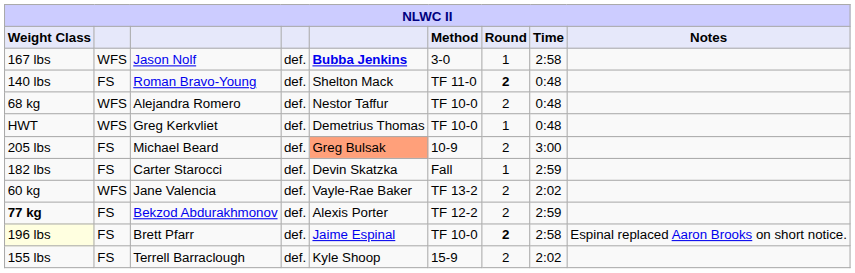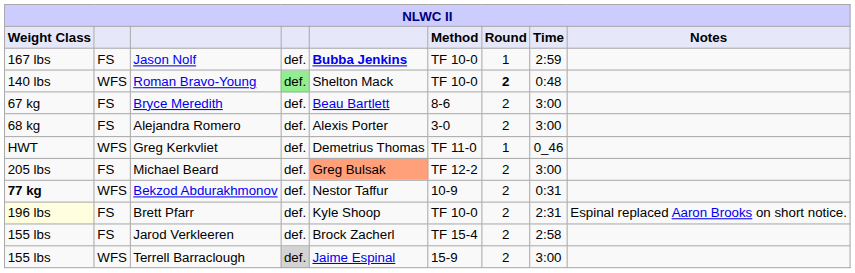(112, 59) WFS -> (106, 59) FS
(441, 59) 3-0 -> (454, 59) TF 10-0
(549, 59) 2:58 -> (549, 59) 2:59
(106, 81) FS -> (112, 81) WFS
(295, 81) no background -> (295, 81) lightgreen background
(454, 81) TF 11-0 -> (454, 81) TF 10-0
+ row: (178, 103)
(112, 103) WFS -> (106, 125) FS
(350, 103) Nestor Taffur -> (350, 125) Alexis Porter
(454, 103) TF 10-0 -> (441, 125) 3-0
(549, 103) 0:48 -> (549, 125) 3:00
(454, 125) TF 10-0 -> (454, 147) TF 11-0
(549, 125) 0:48 -> (549, 147) 0_46
(444, 147) 10-9 -> (454, 169) TF 12-2
- row: (178, 169)
- row: (175, 191)
(106, 213) FS -> (112, 191) WFS
(350, 213) Alexis Porter -> (350, 191) Nestor Taffur
(454, 213) TF 12-2 -> (444, 191) 10-9
(549, 213) 2:59 -> (549, 191) 0:31
(354, 235) Jaime Espinal -> (346, 213) Kyle Shoop
(506, 235) bold -> (506, 213) normal
(549, 235) 2:58 -> (549, 213) 2:31
+ row: (184, 235)
(106, 257) FS -> (112, 257) WFS
(295, 257) no background -> (295, 257) lightgrey background
(346, 257) Kyle Shoop -> (354, 257) Jaime Espinal
(549, 257) 2:02 -> (549, 257) 3:00
